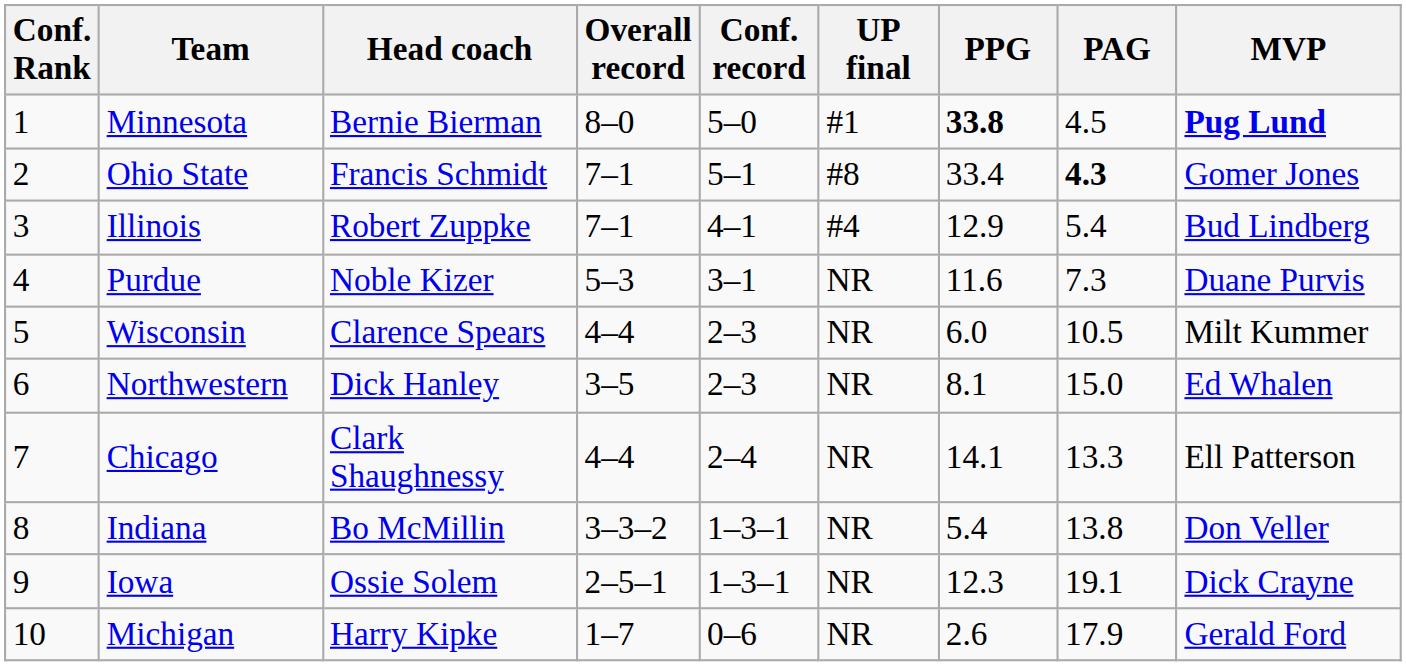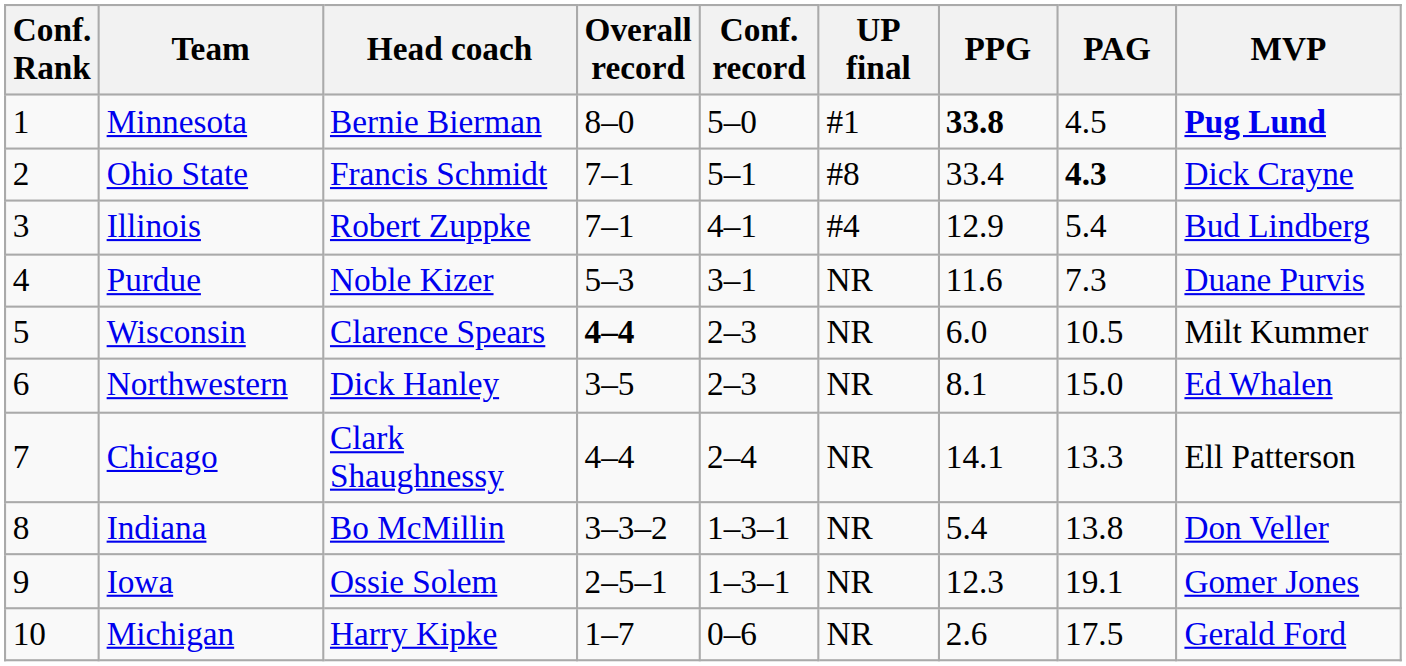(1272, 173) Gomer Jones -> (1269, 173) Dick Crayne
(609, 332) normal -> (609, 332) bold
(1269, 580) Dick Crayne -> (1272, 580) Gomer Jones
(1094, 633) 17.9 -> (1094, 633) 17.5
